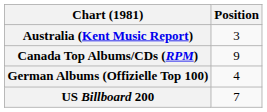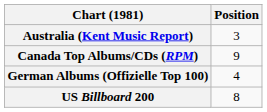(237, 96) 7 -> (237, 96) 8
